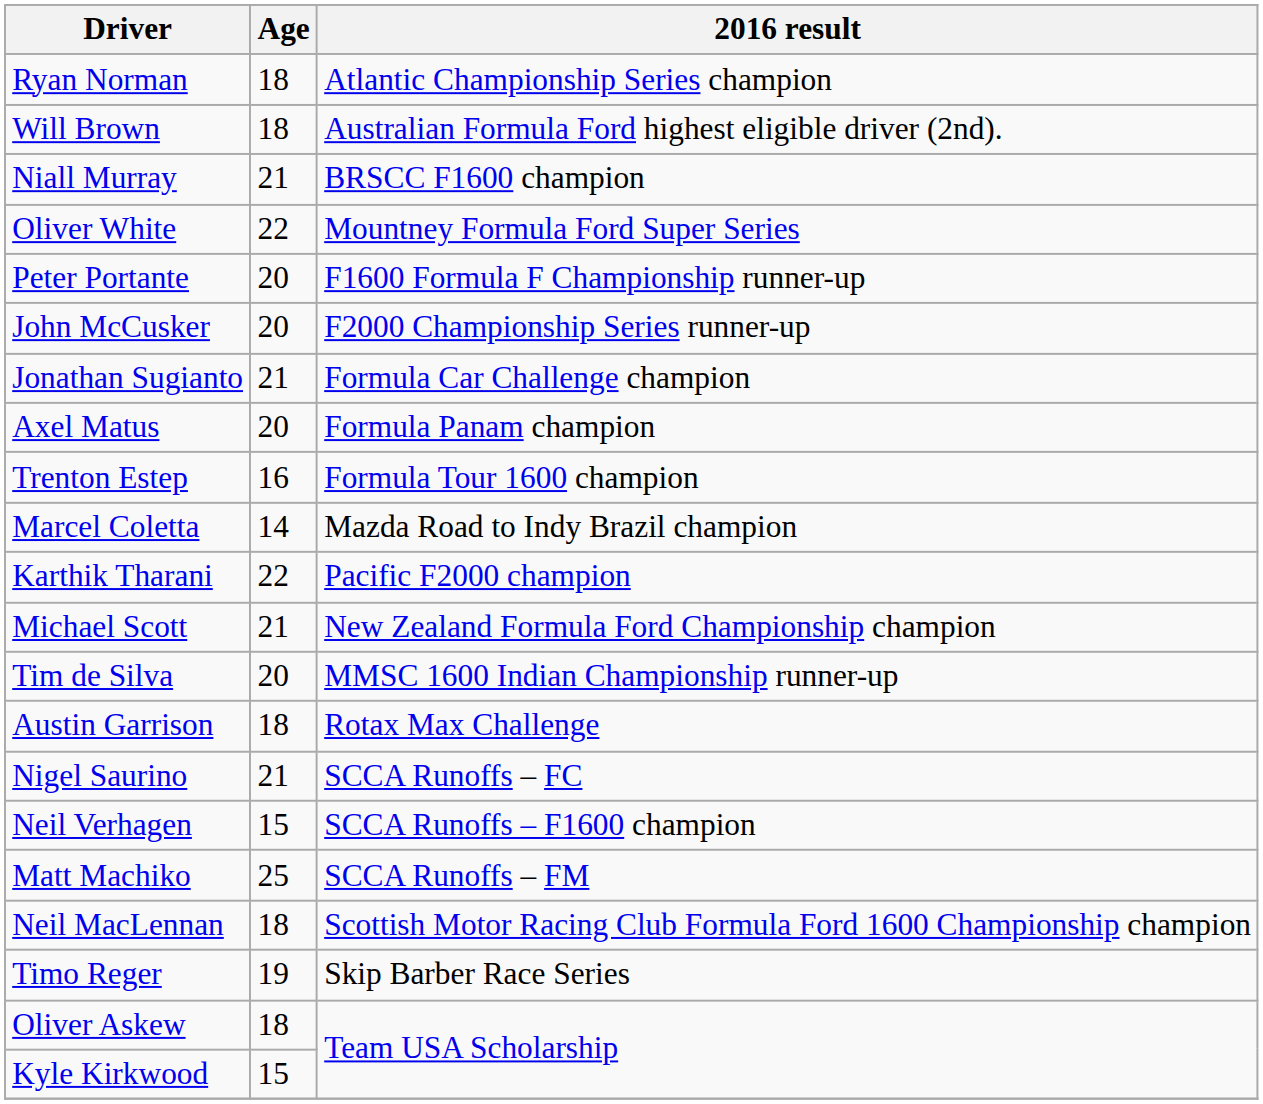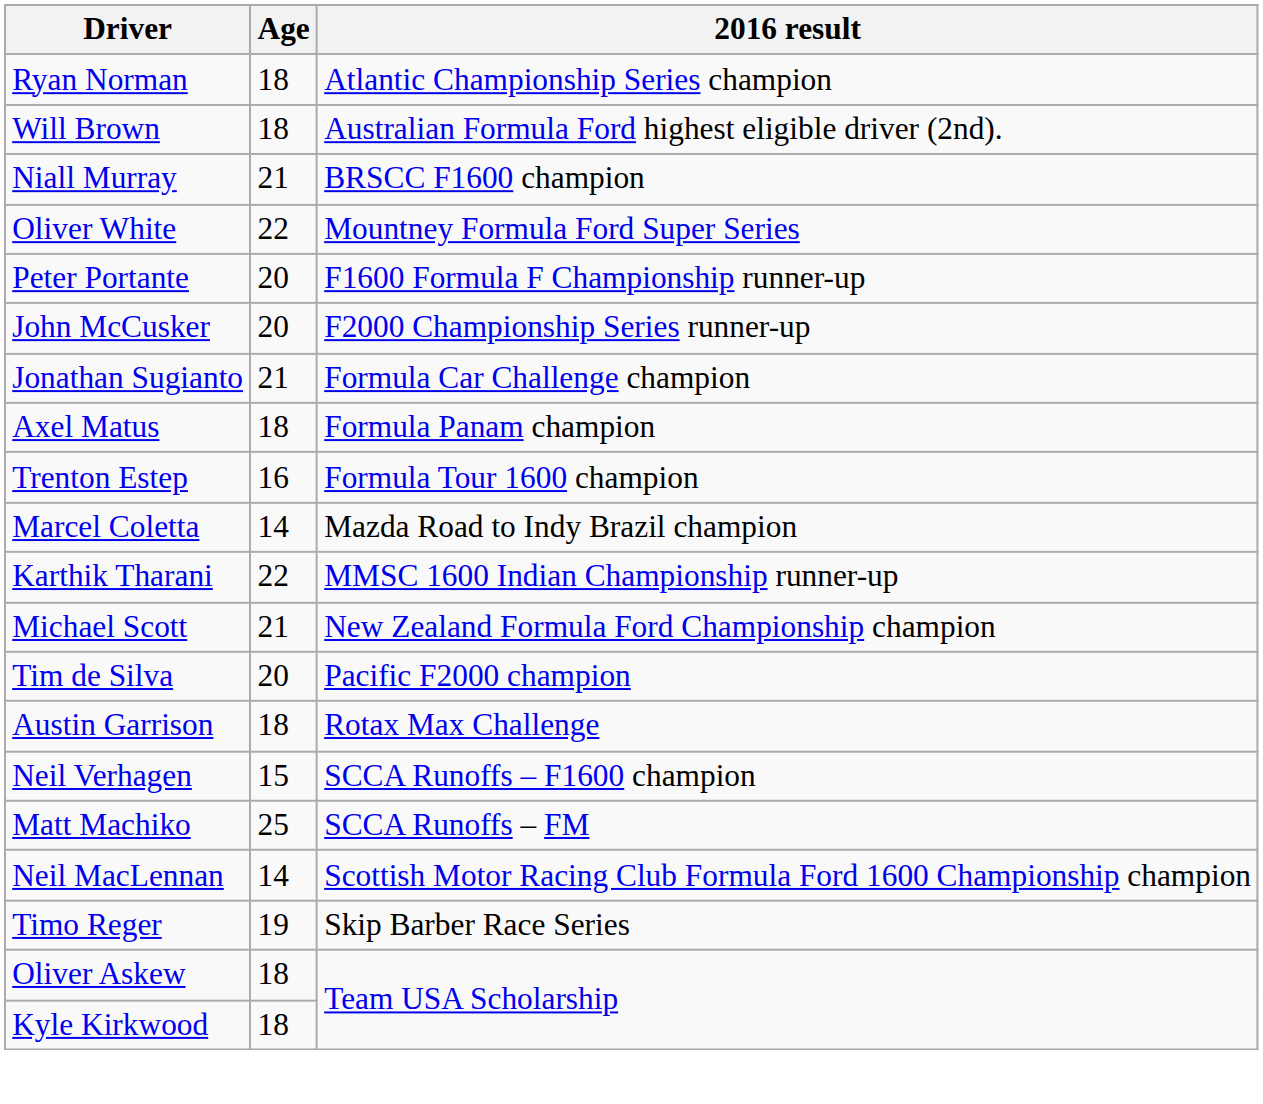(273, 427) 20 -> (273, 427) 18
(477, 576) Pacific F2000 champion -> (611, 576) MMSC 1600 Indian Championship runner-up
(611, 675) MMSC 1600 Indian Championship runner-up -> (477, 675) Pacific F2000 champion
- row: (100, 775)
(273, 924) 18 -> (273, 874) 14
(273, 1073) 15 -> (273, 1024) 18
